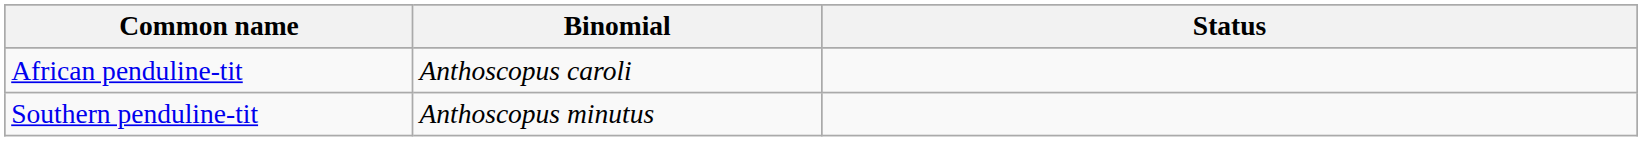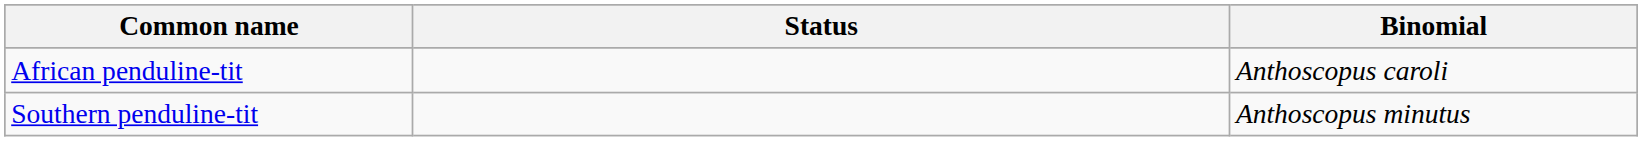columns swapped: (617, 26) <-> (1230, 26)
